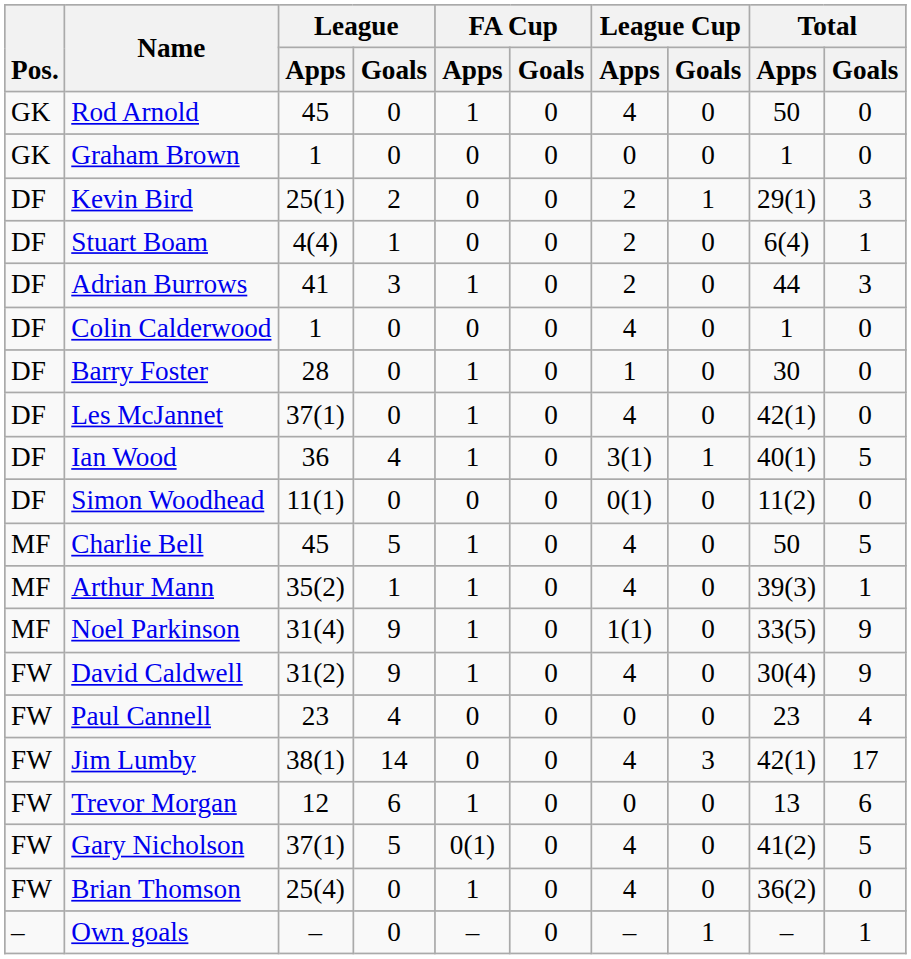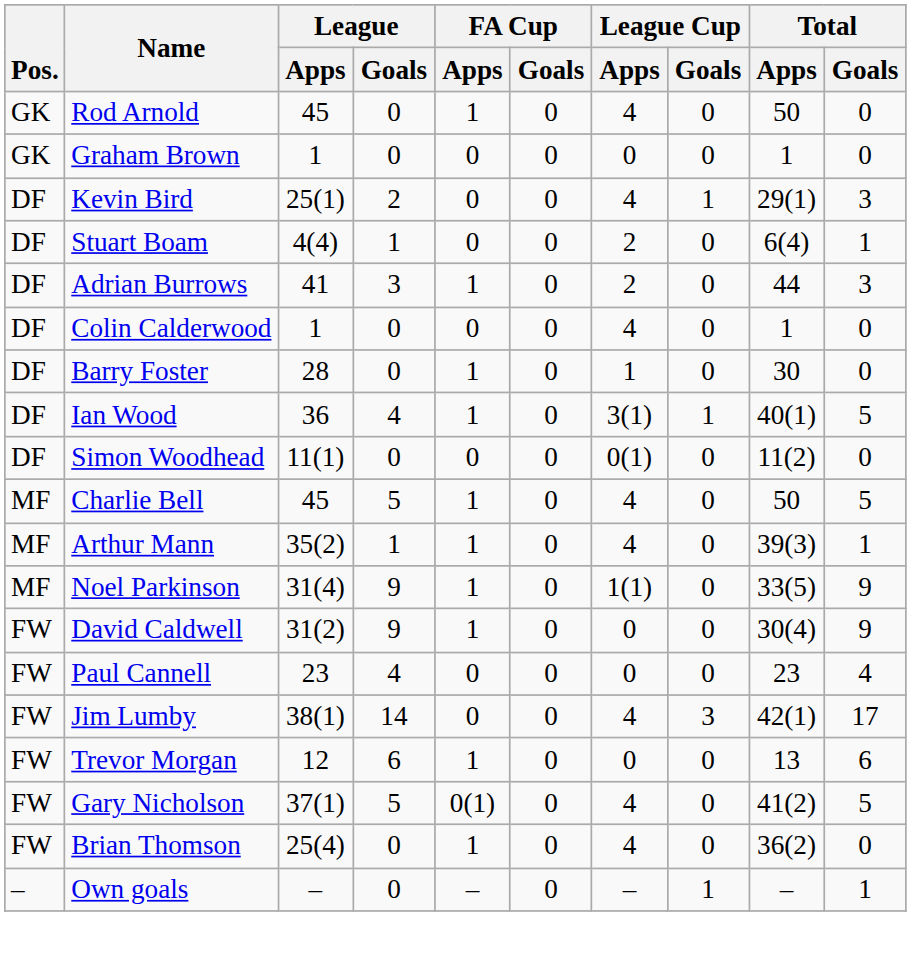(629, 198) 2 -> (629, 198) 4
- row: (147, 414)
(629, 673) 4 -> (629, 629) 0
